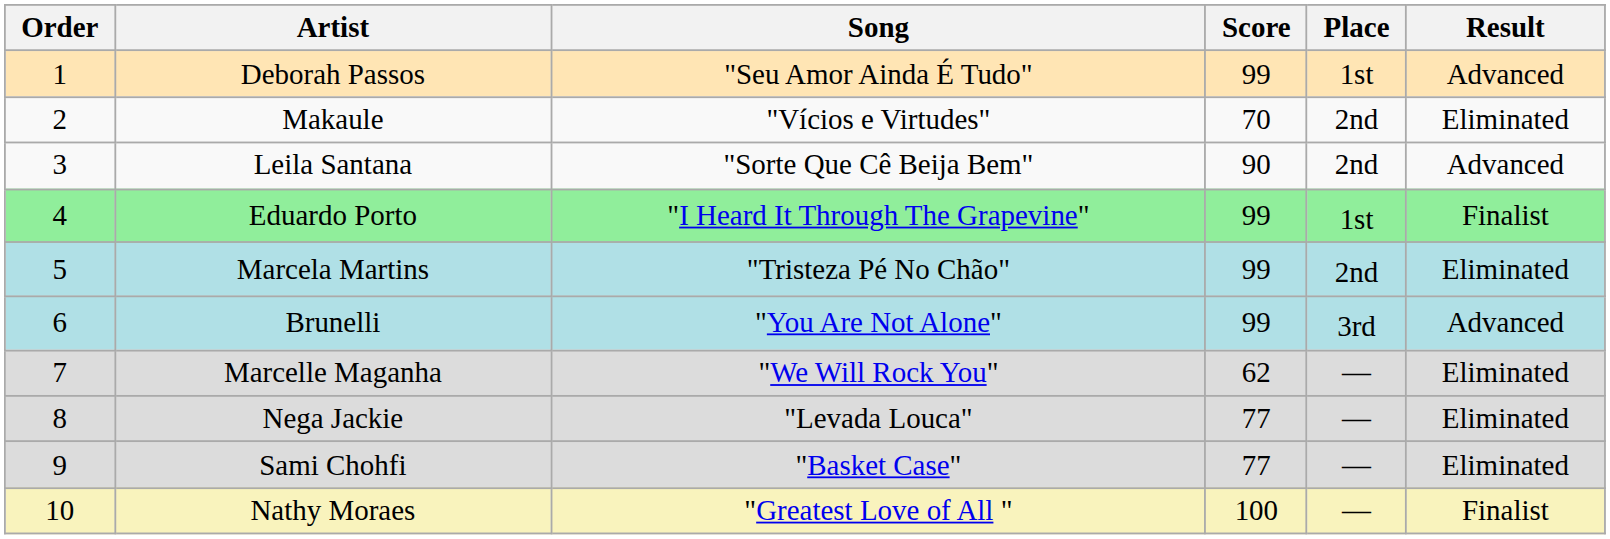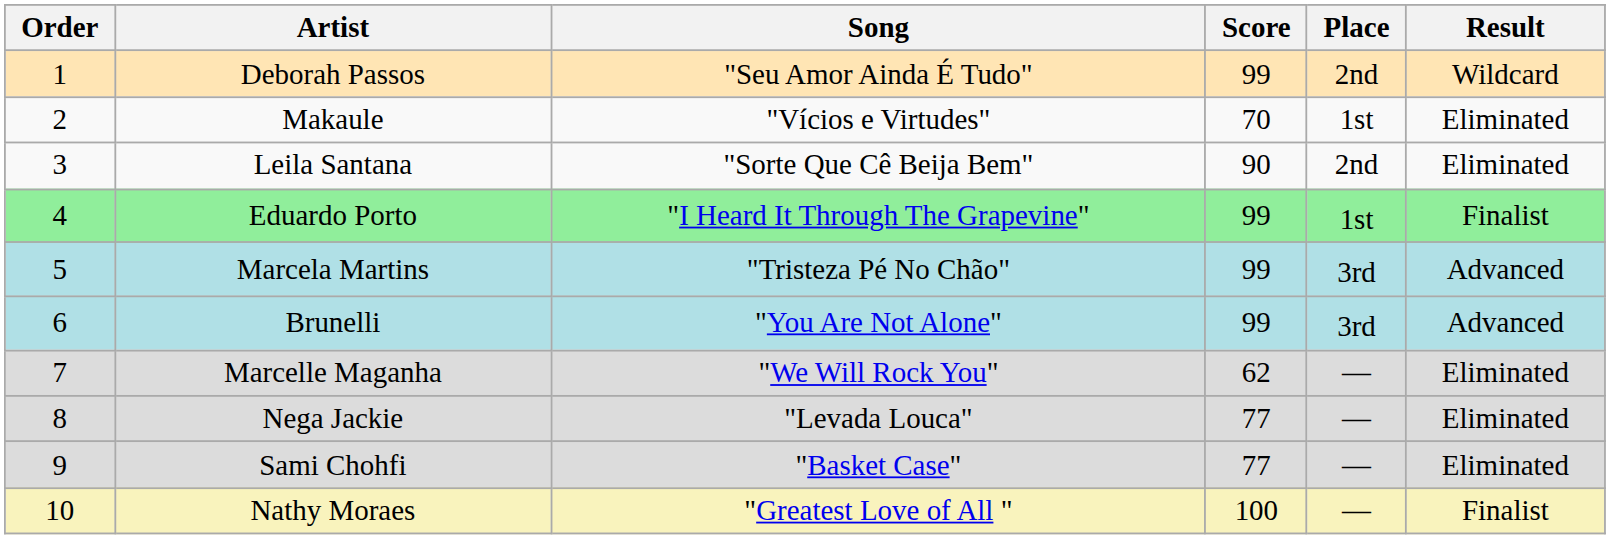(1357, 73) 1st -> (1357, 73) 2nd
(1505, 73) Advanced -> (1505, 73) Wildcard
(1357, 119) 2nd -> (1357, 119) 1st
(1505, 165) Advanced -> (1505, 165) Eliminated
(1357, 272) 2nd -> (1357, 272) 3rd
(1505, 268) Eliminated -> (1505, 268) Advanced
